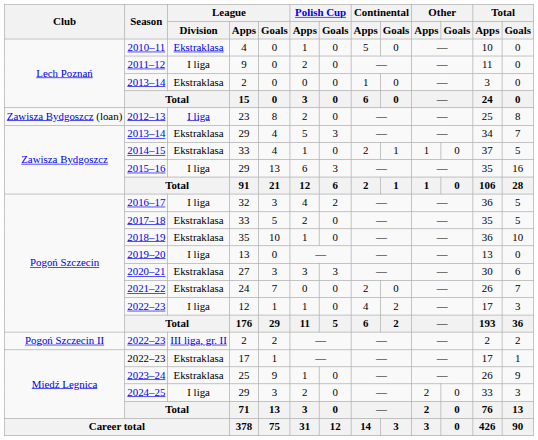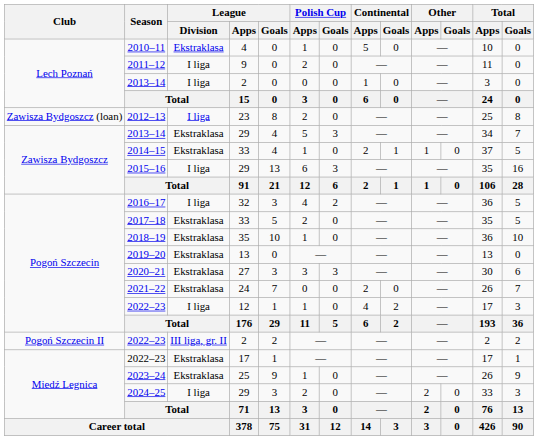(199, 82) Ekstraklasa -> (199, 82) I liga
(199, 254) I liga -> (199, 254) Ekstraklasa
